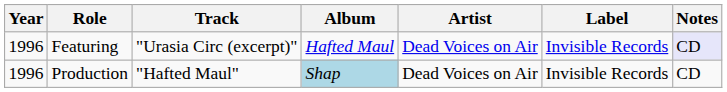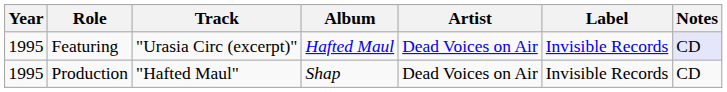(26, 45) 1996 -> (26, 45) 1995
(26, 73) 1996 -> (26, 73) 1995
(323, 73) lightblue background -> (323, 73) no background
